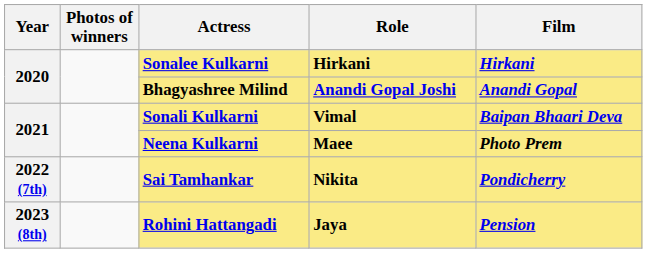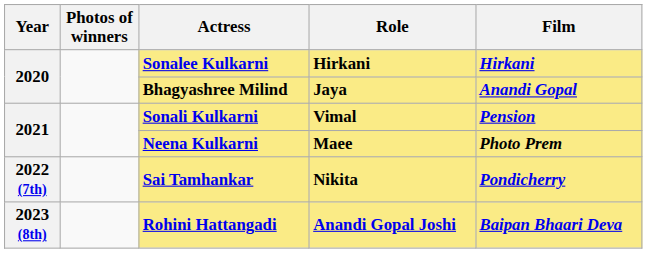(385, 90) Anandi Gopal Joshi -> (330, 90) Jaya
(551, 116) Baipan Bhaari Deva -> (507, 116) Pension
(330, 224) Jaya -> (385, 224) Anandi Gopal Joshi
(507, 224) Pension -> (551, 224) Baipan Bhaari Deva
